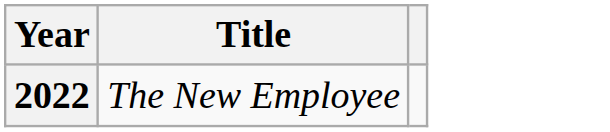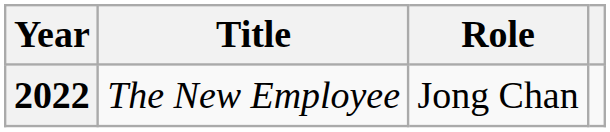+ column: (498, 34)
